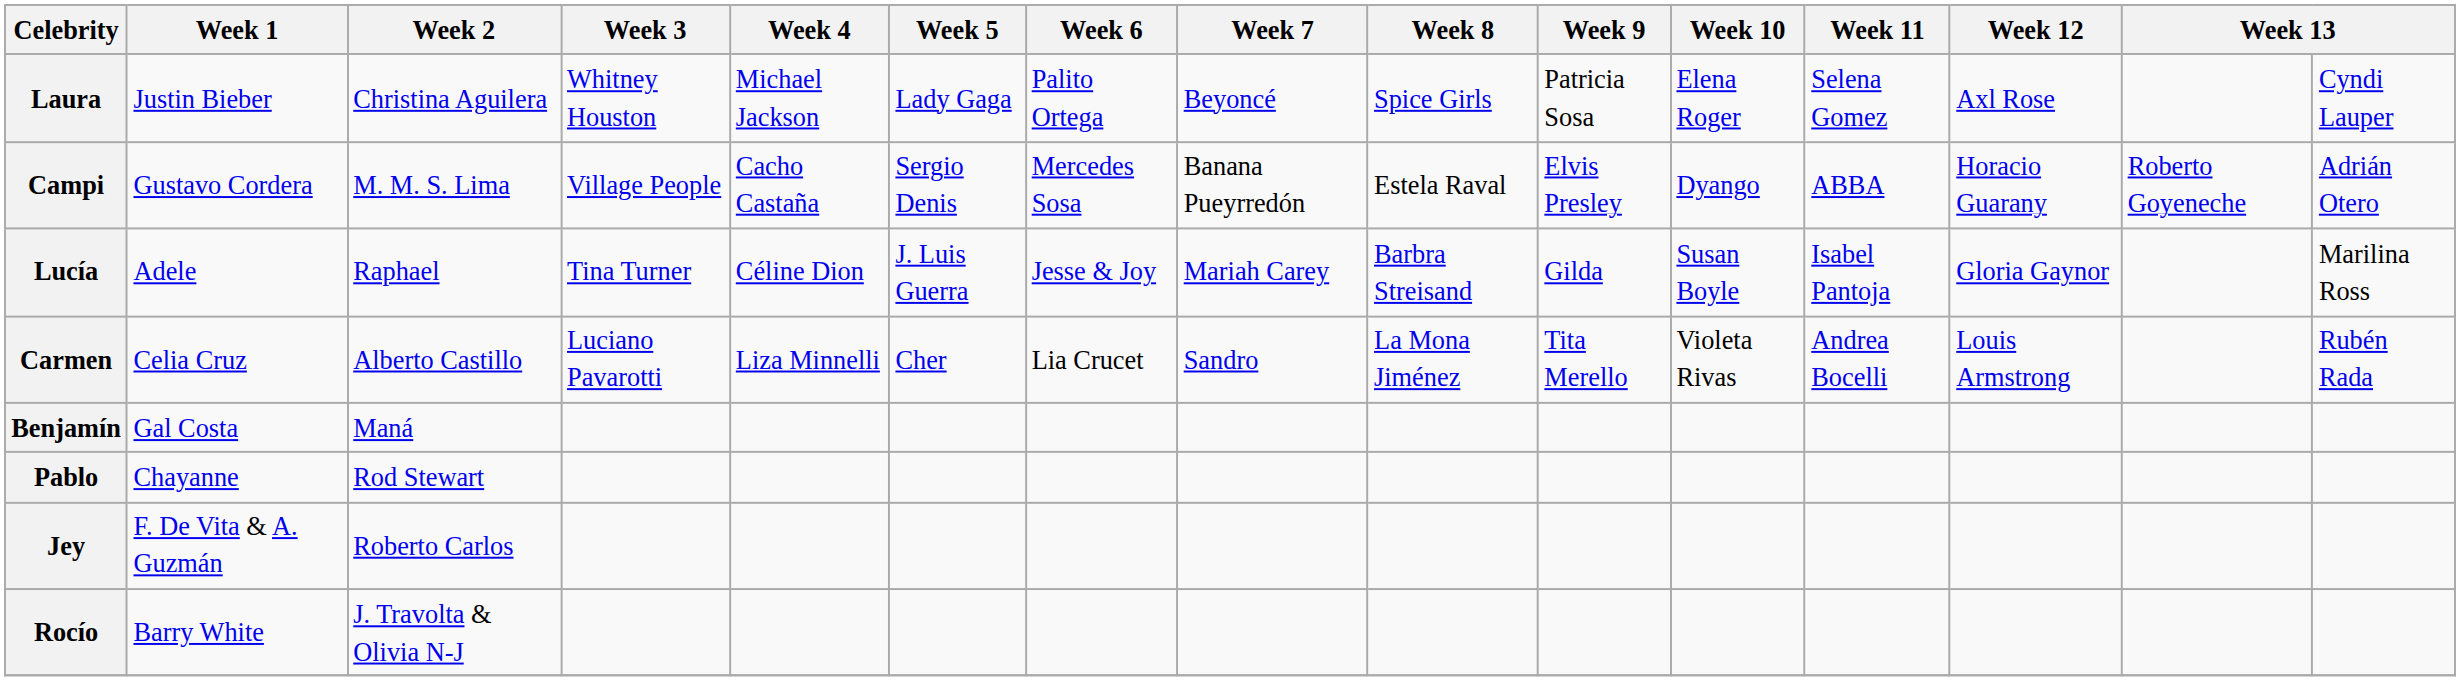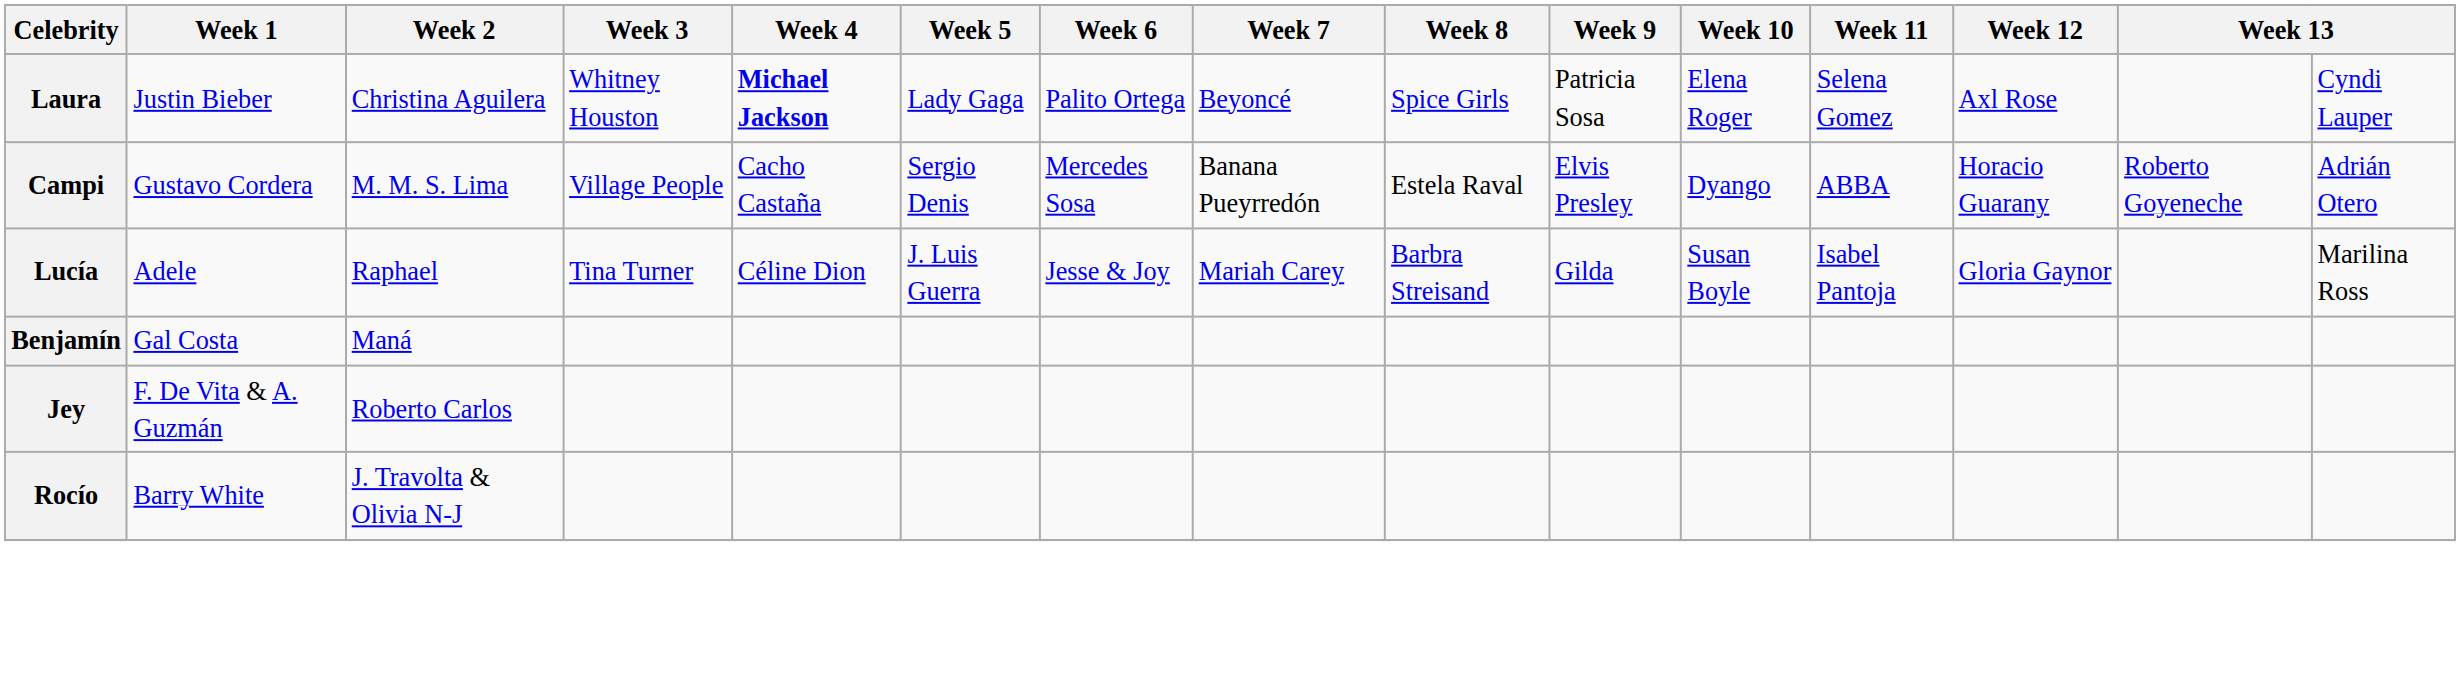(779, 99) normal -> (783, 99) bold
- row: (66, 360)
- row: (66, 478)
